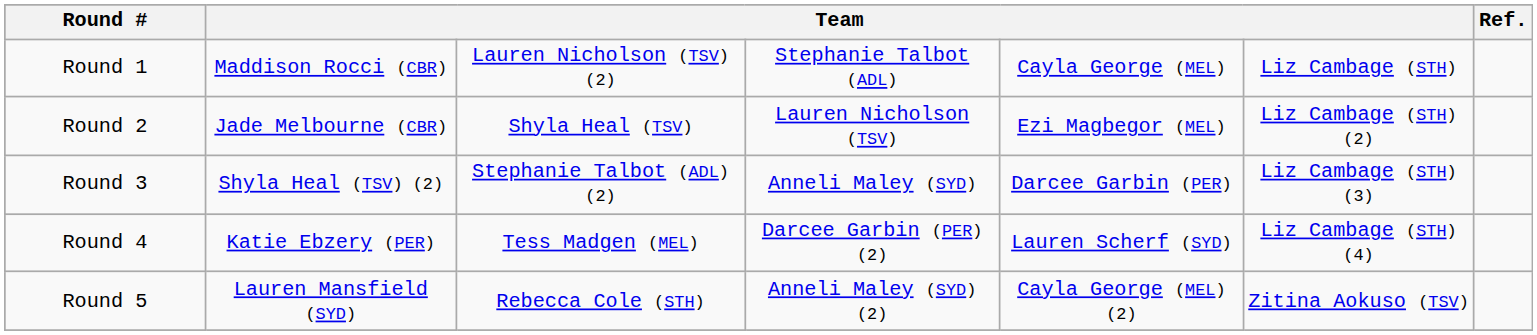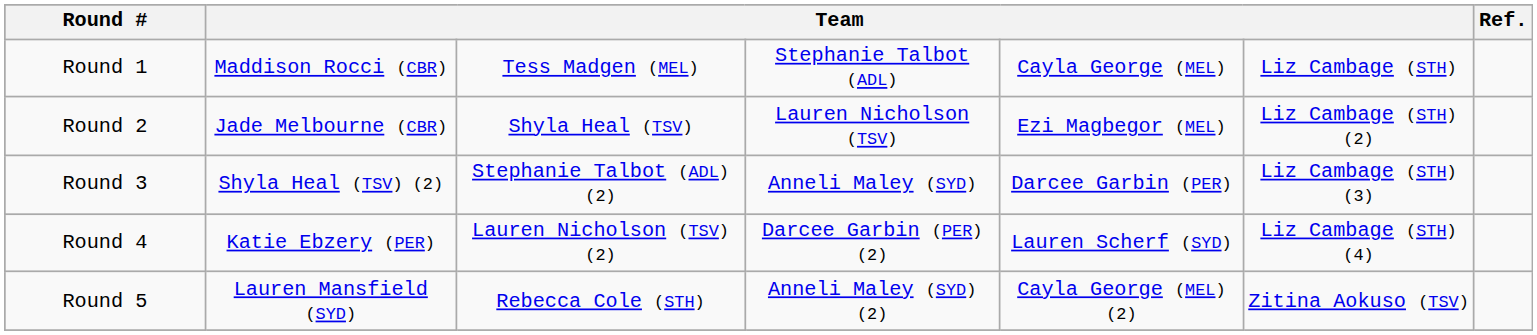(601, 67) Lauren Nicholson (TSV) (2) -> (601, 68) Tess Madgen (MEL)
(601, 242) Tess Madgen (MEL) -> (601, 241) Lauren Nicholson (TSV) (2)
